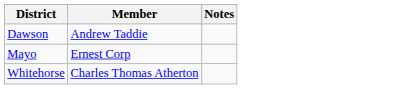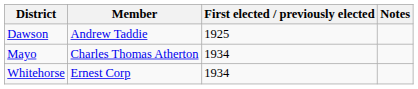+ column: (289, 14)
(101, 53) Ernest Corp -> (135, 53) Charles Thomas Atherton
(135, 73) Charles Thomas Atherton -> (101, 73) Ernest Corp
